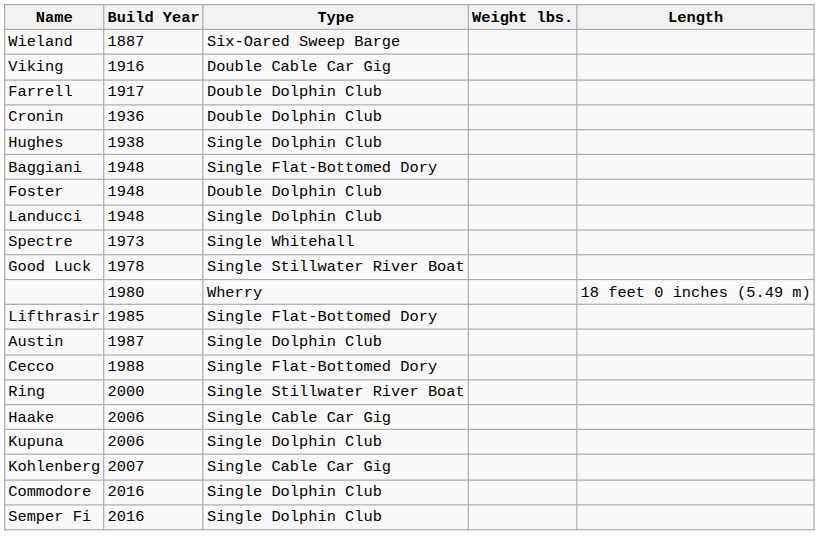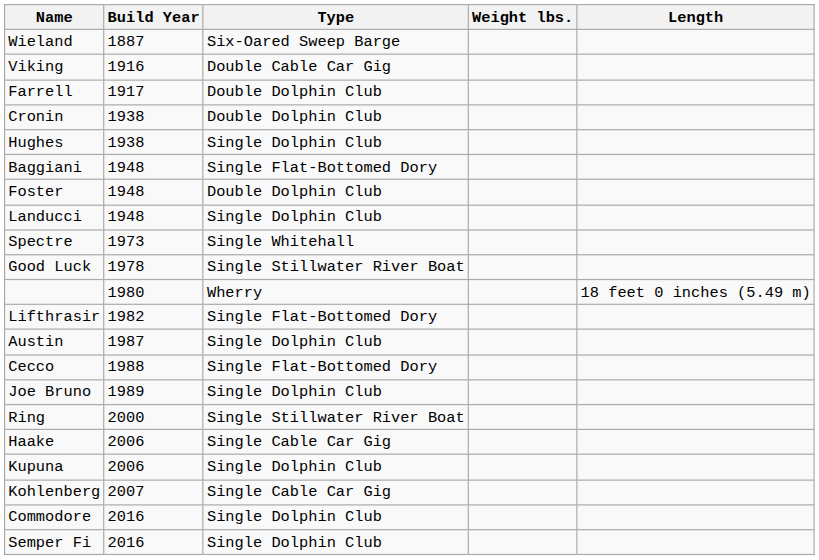(126, 117) 1936 -> (126, 117) 1938
(126, 317) 1985 -> (126, 317) 1982
+ row: (50, 392)
